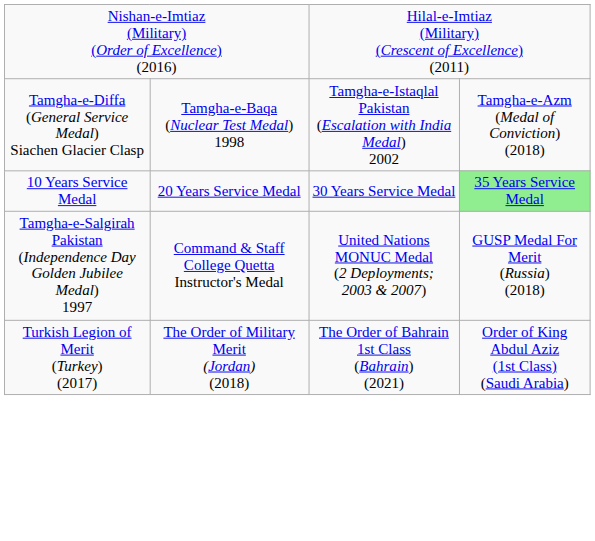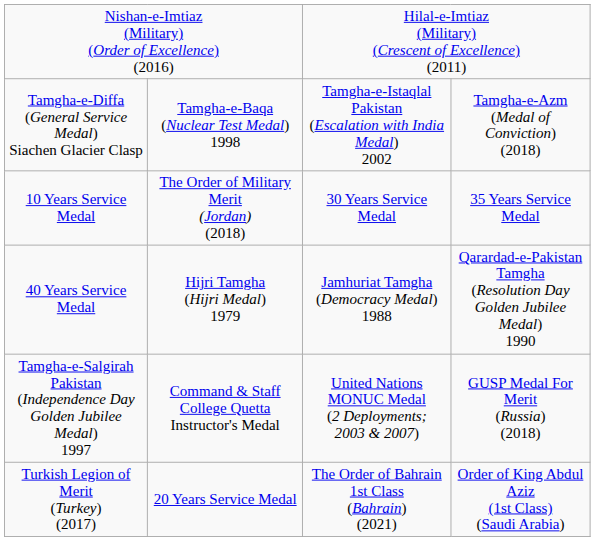(229, 191) 20 Years Service Medal -> (225, 207) The Order of Military Merit (Jordan) (2018)
(525, 191) lightgreen background -> (520, 207) no background
+ row: (76, 299)
(229, 357) The Order of Military Merit (Jordan) (2018) -> (225, 499) 20 Years Service Medal
